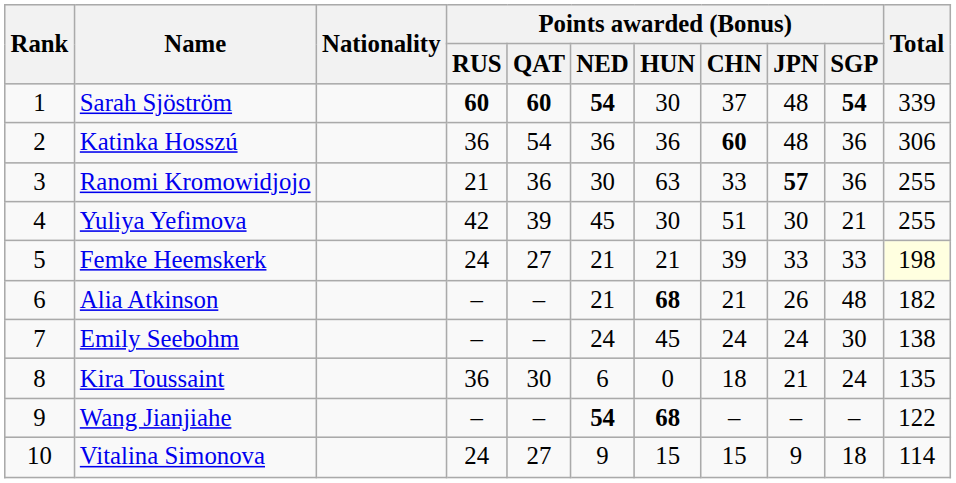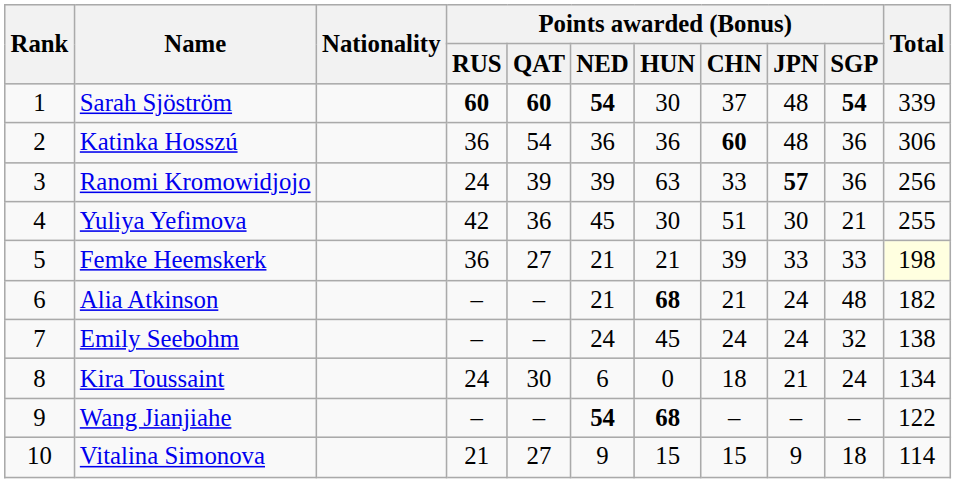(477, 181) 21 -> (477, 181) 24
(539, 181) 36 -> (539, 181) 39
(603, 181) 30 -> (603, 181) 39
(917, 181) 255 -> (917, 181) 256
(539, 220) 39 -> (539, 220) 36
(477, 260) 24 -> (477, 260) 36
(796, 299) 26 -> (796, 299) 24
(854, 338) 30 -> (854, 338) 32
(477, 378) 36 -> (477, 378) 24
(917, 378) 135 -> (917, 378) 134
(477, 456) 24 -> (477, 456) 21
